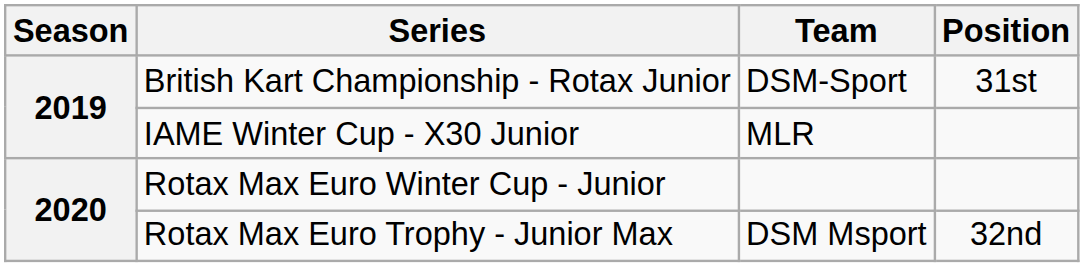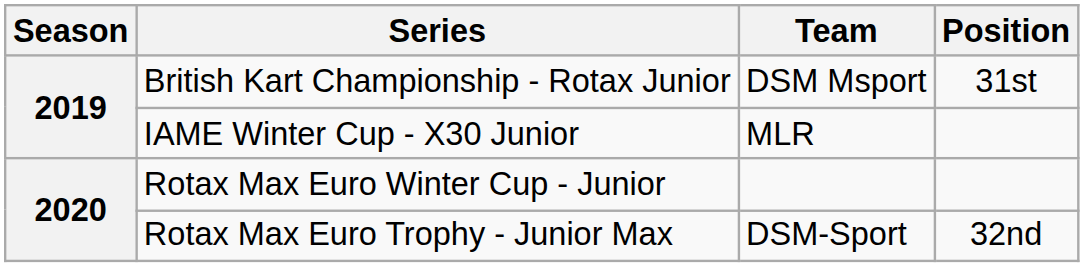(826, 82) DSM-Sport -> (836, 82) DSM Msport
(836, 235) DSM Msport -> (826, 235) DSM-Sport
